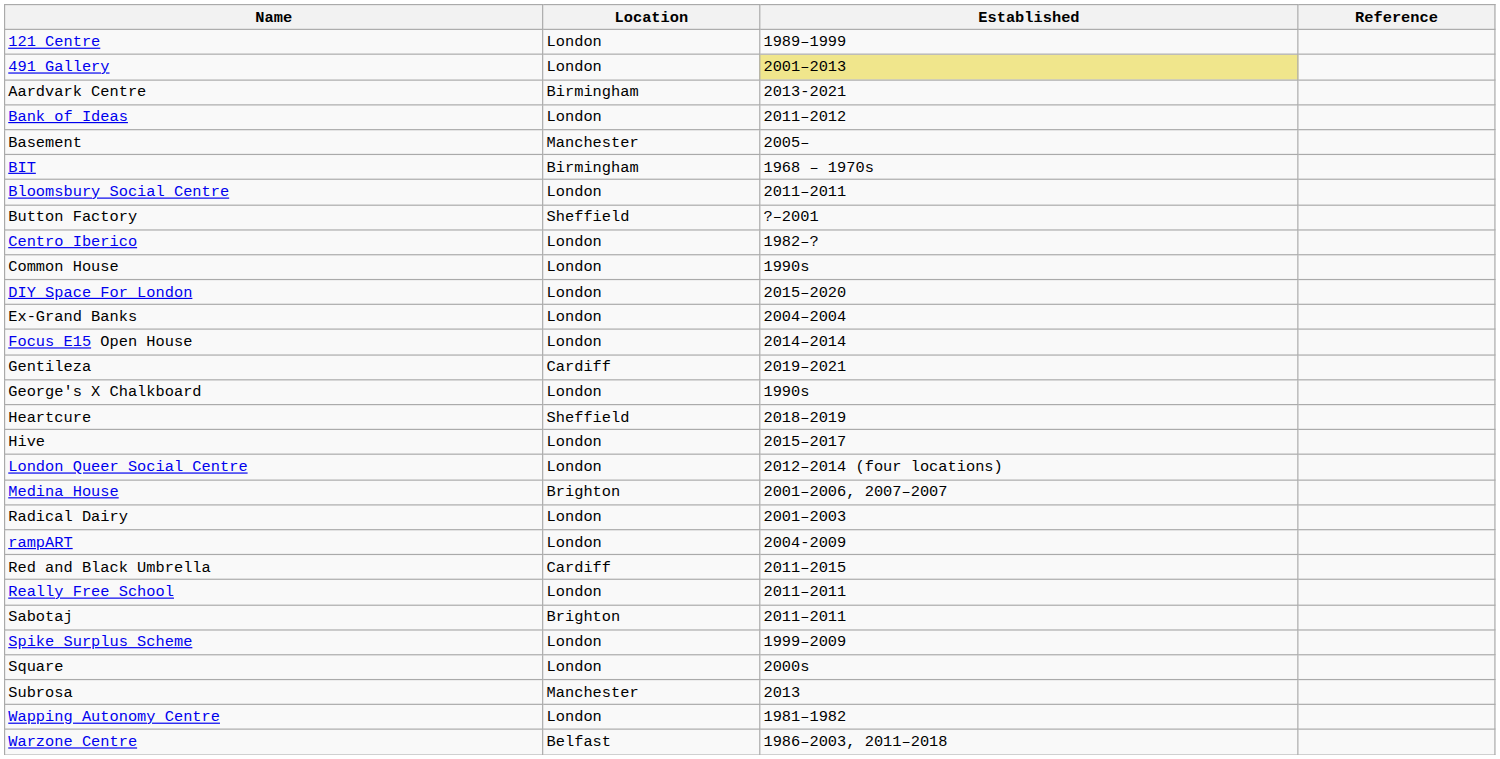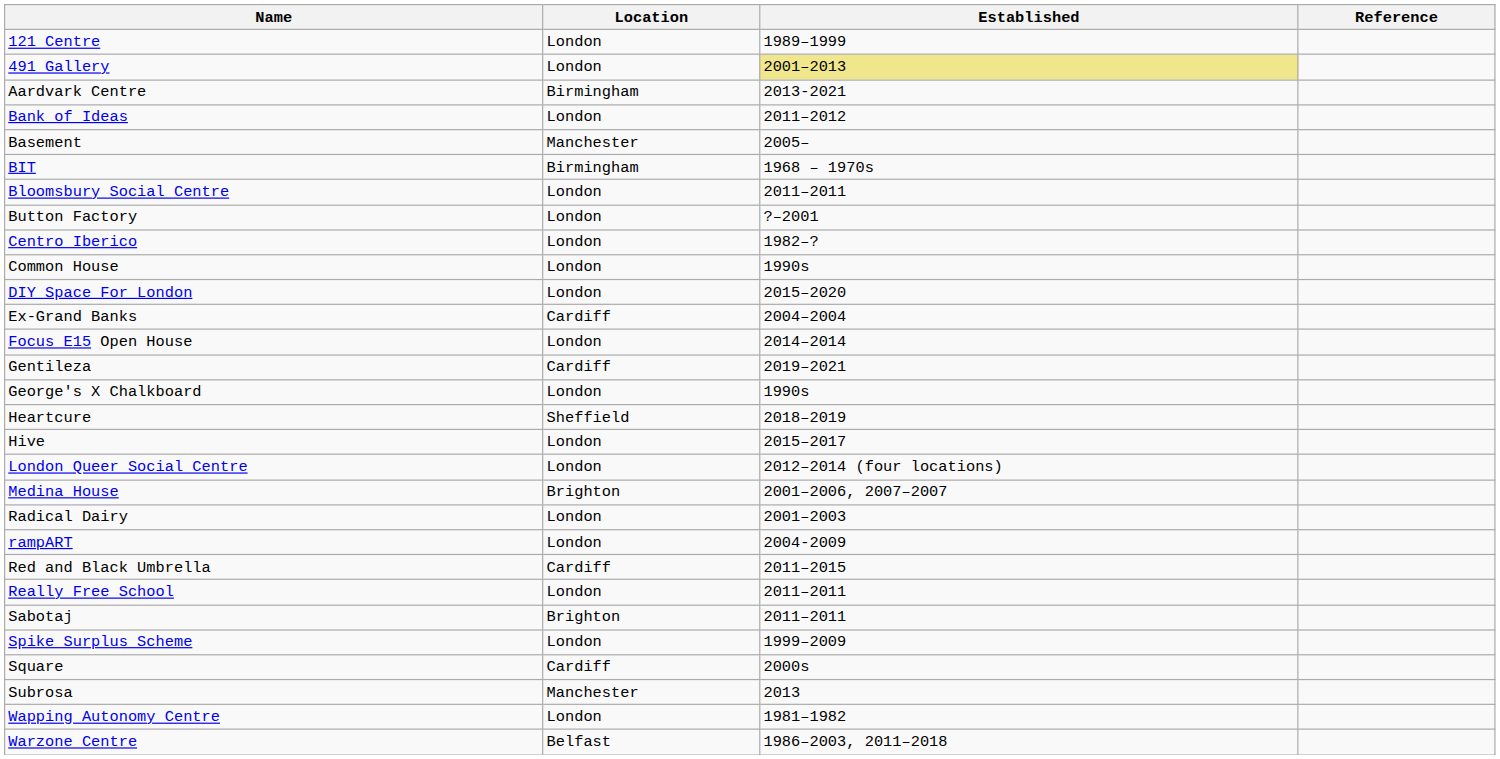(588, 217) Sheffield -> (574, 217) London
(574, 317) London -> (579, 317) Cardiff
(574, 667) London -> (579, 667) Cardiff
